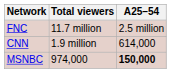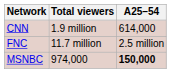rows swapped: (17, 28) <-> (18, 44)
